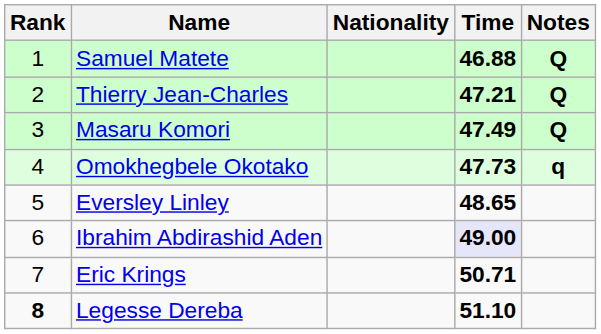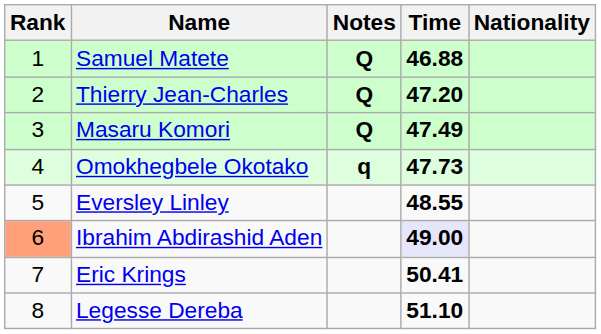columns swapped: (391, 22) <-> (558, 22)
(488, 94) 47.21 -> (435, 94) 47.20
(488, 202) 48.65 -> (435, 202) 48.55
(38, 238) no background -> (38, 238) lightsalmon background
(488, 274) 50.71 -> (435, 274) 50.41
(38, 310) bold -> (38, 310) normal
